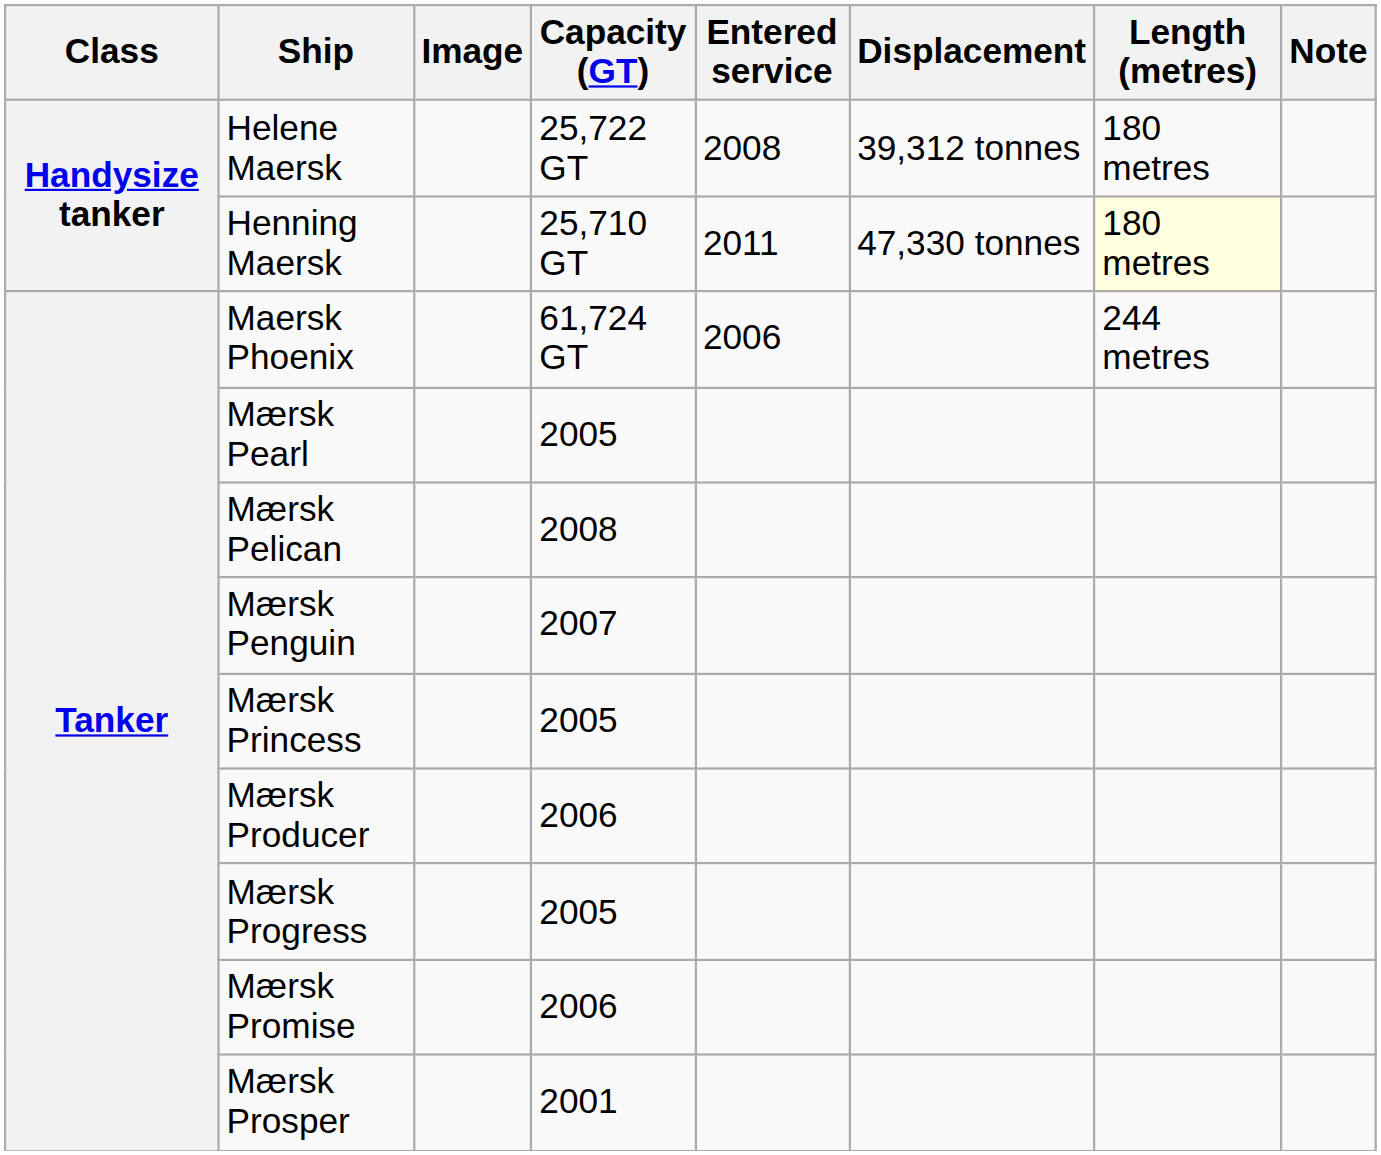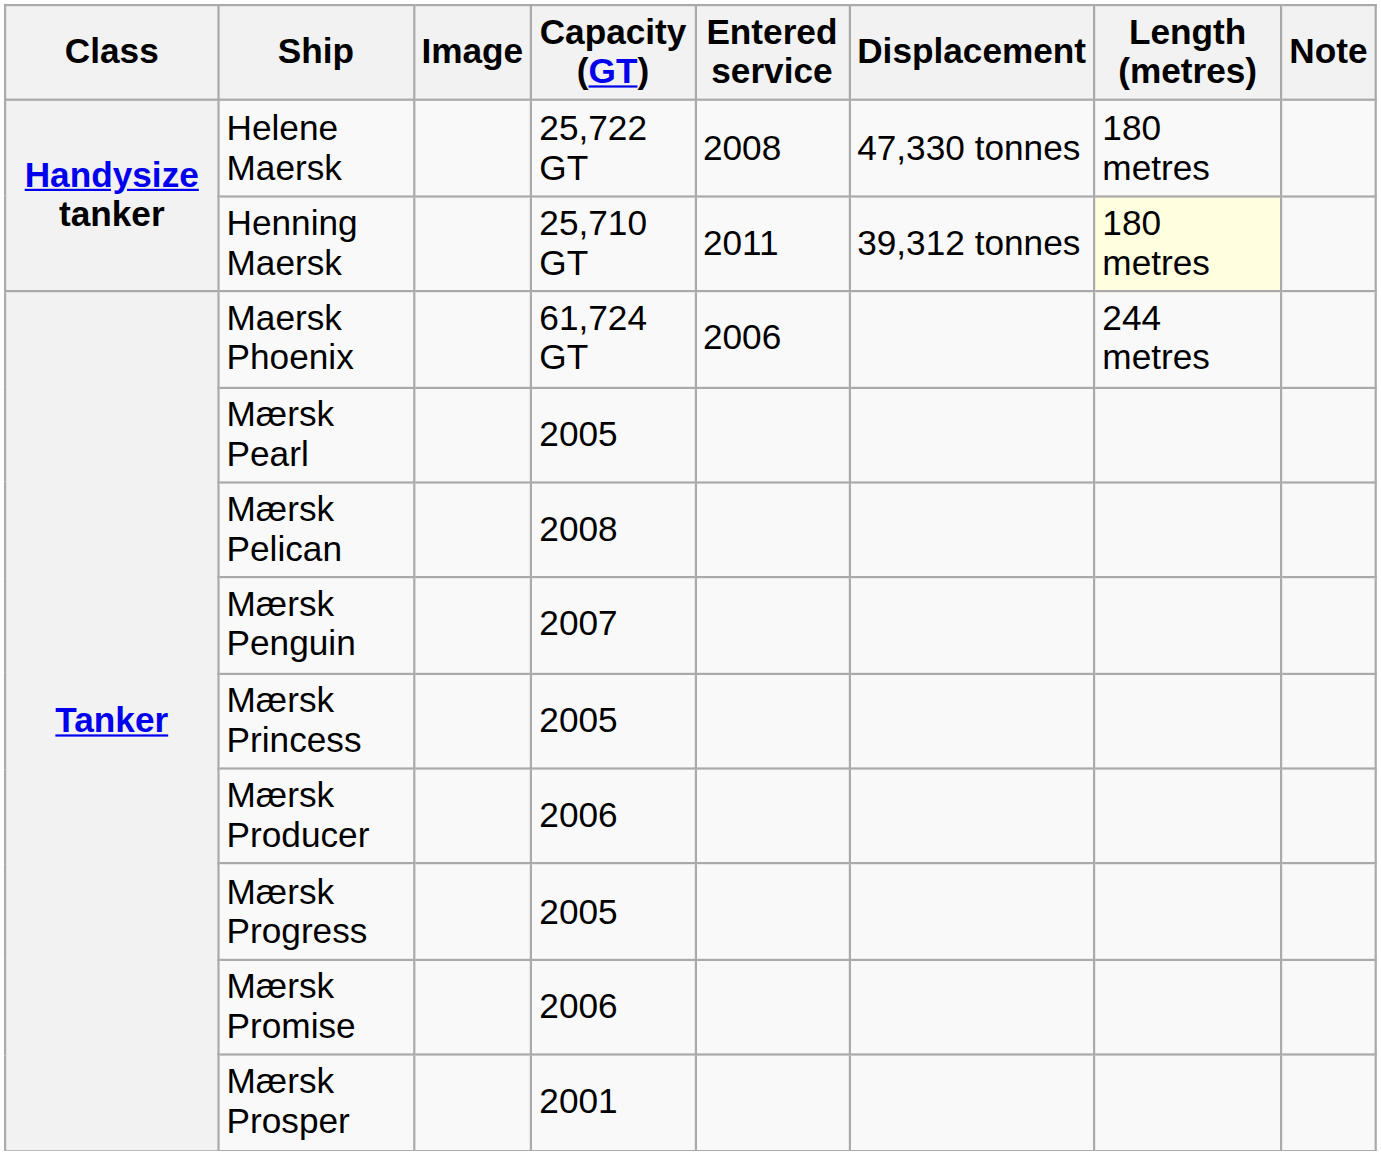(969, 147) 39,312 tonnes -> (969, 147) 47,330 tonnes
(969, 243) 47,330 tonnes -> (969, 243) 39,312 tonnes
